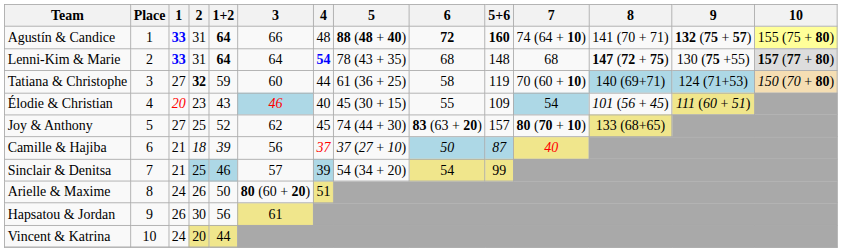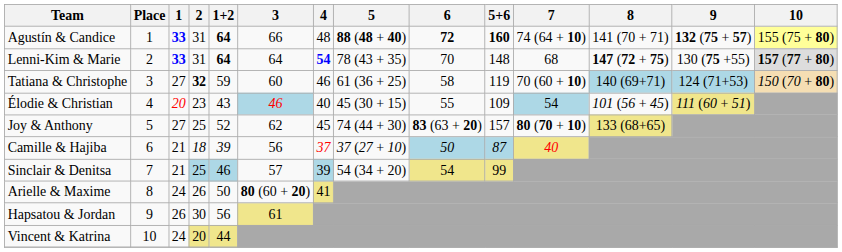(447, 59) 68 -> (447, 59) 70
(323, 81) 44 -> (323, 81) 46
(323, 192) 51 -> (323, 192) 41
